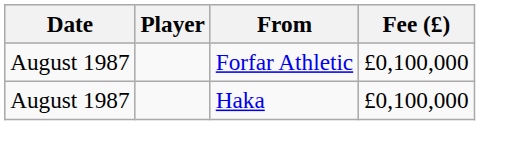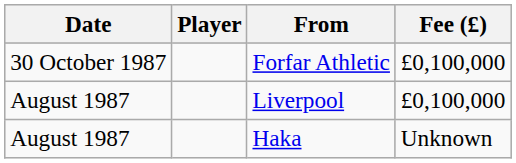(70, 62) August 1987 -> (88, 62) 30 October 1987
+ row: (298, 100)
(416, 100) £0,100,000 -> (447, 138) Unknown
